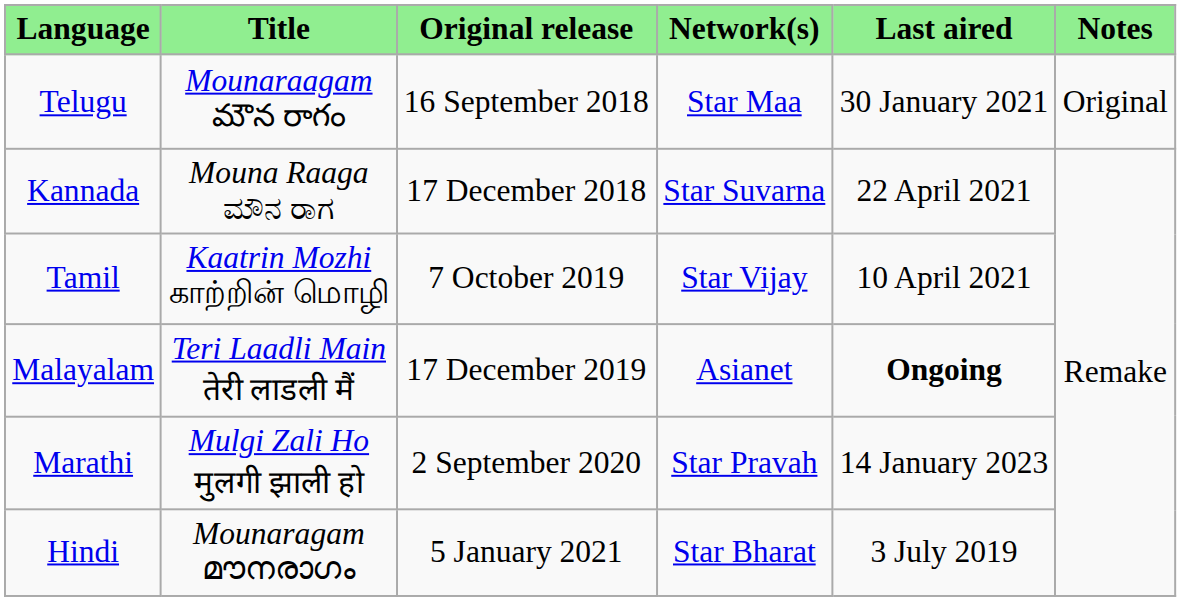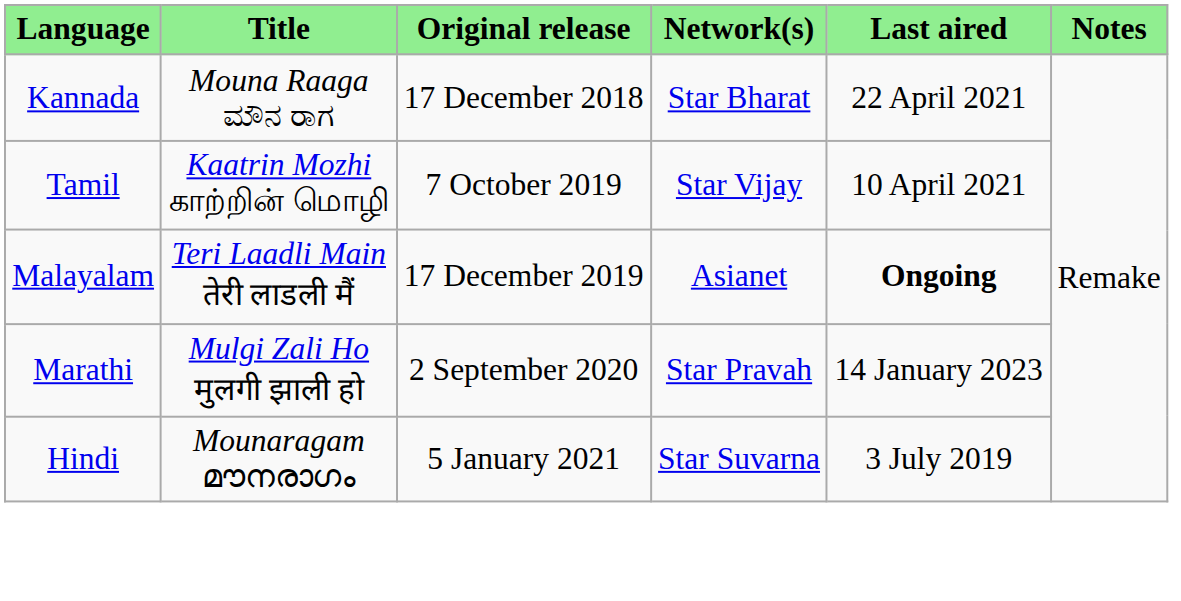- row: (83, 101)
(744, 190) Star Suvarna -> (739, 97) Star Bharat
(744, 552) Star Bharat -> (739, 458) Star Suvarna
